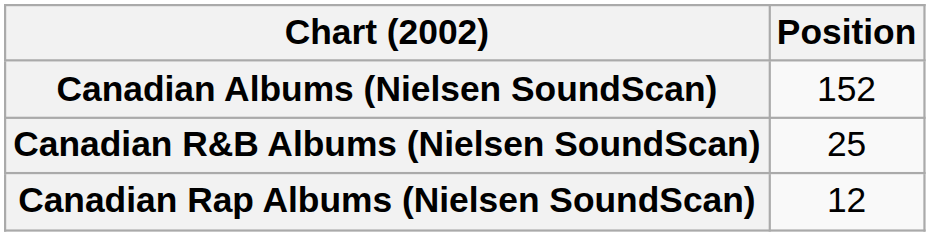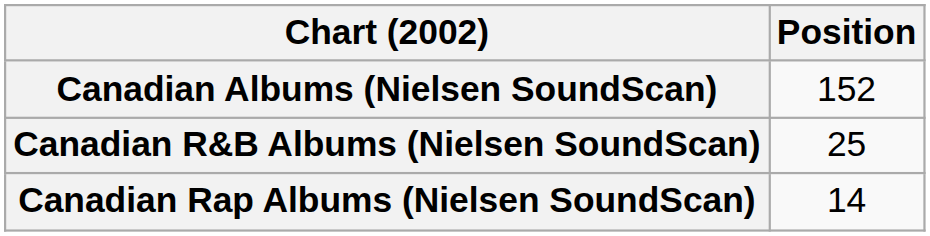(847, 200) 12 -> (847, 200) 14
